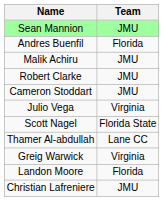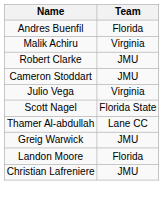- row: (51, 28)
(128, 60) JMU -> (128, 44) Virginia
(128, 156) Virginia -> (128, 140) JMU
